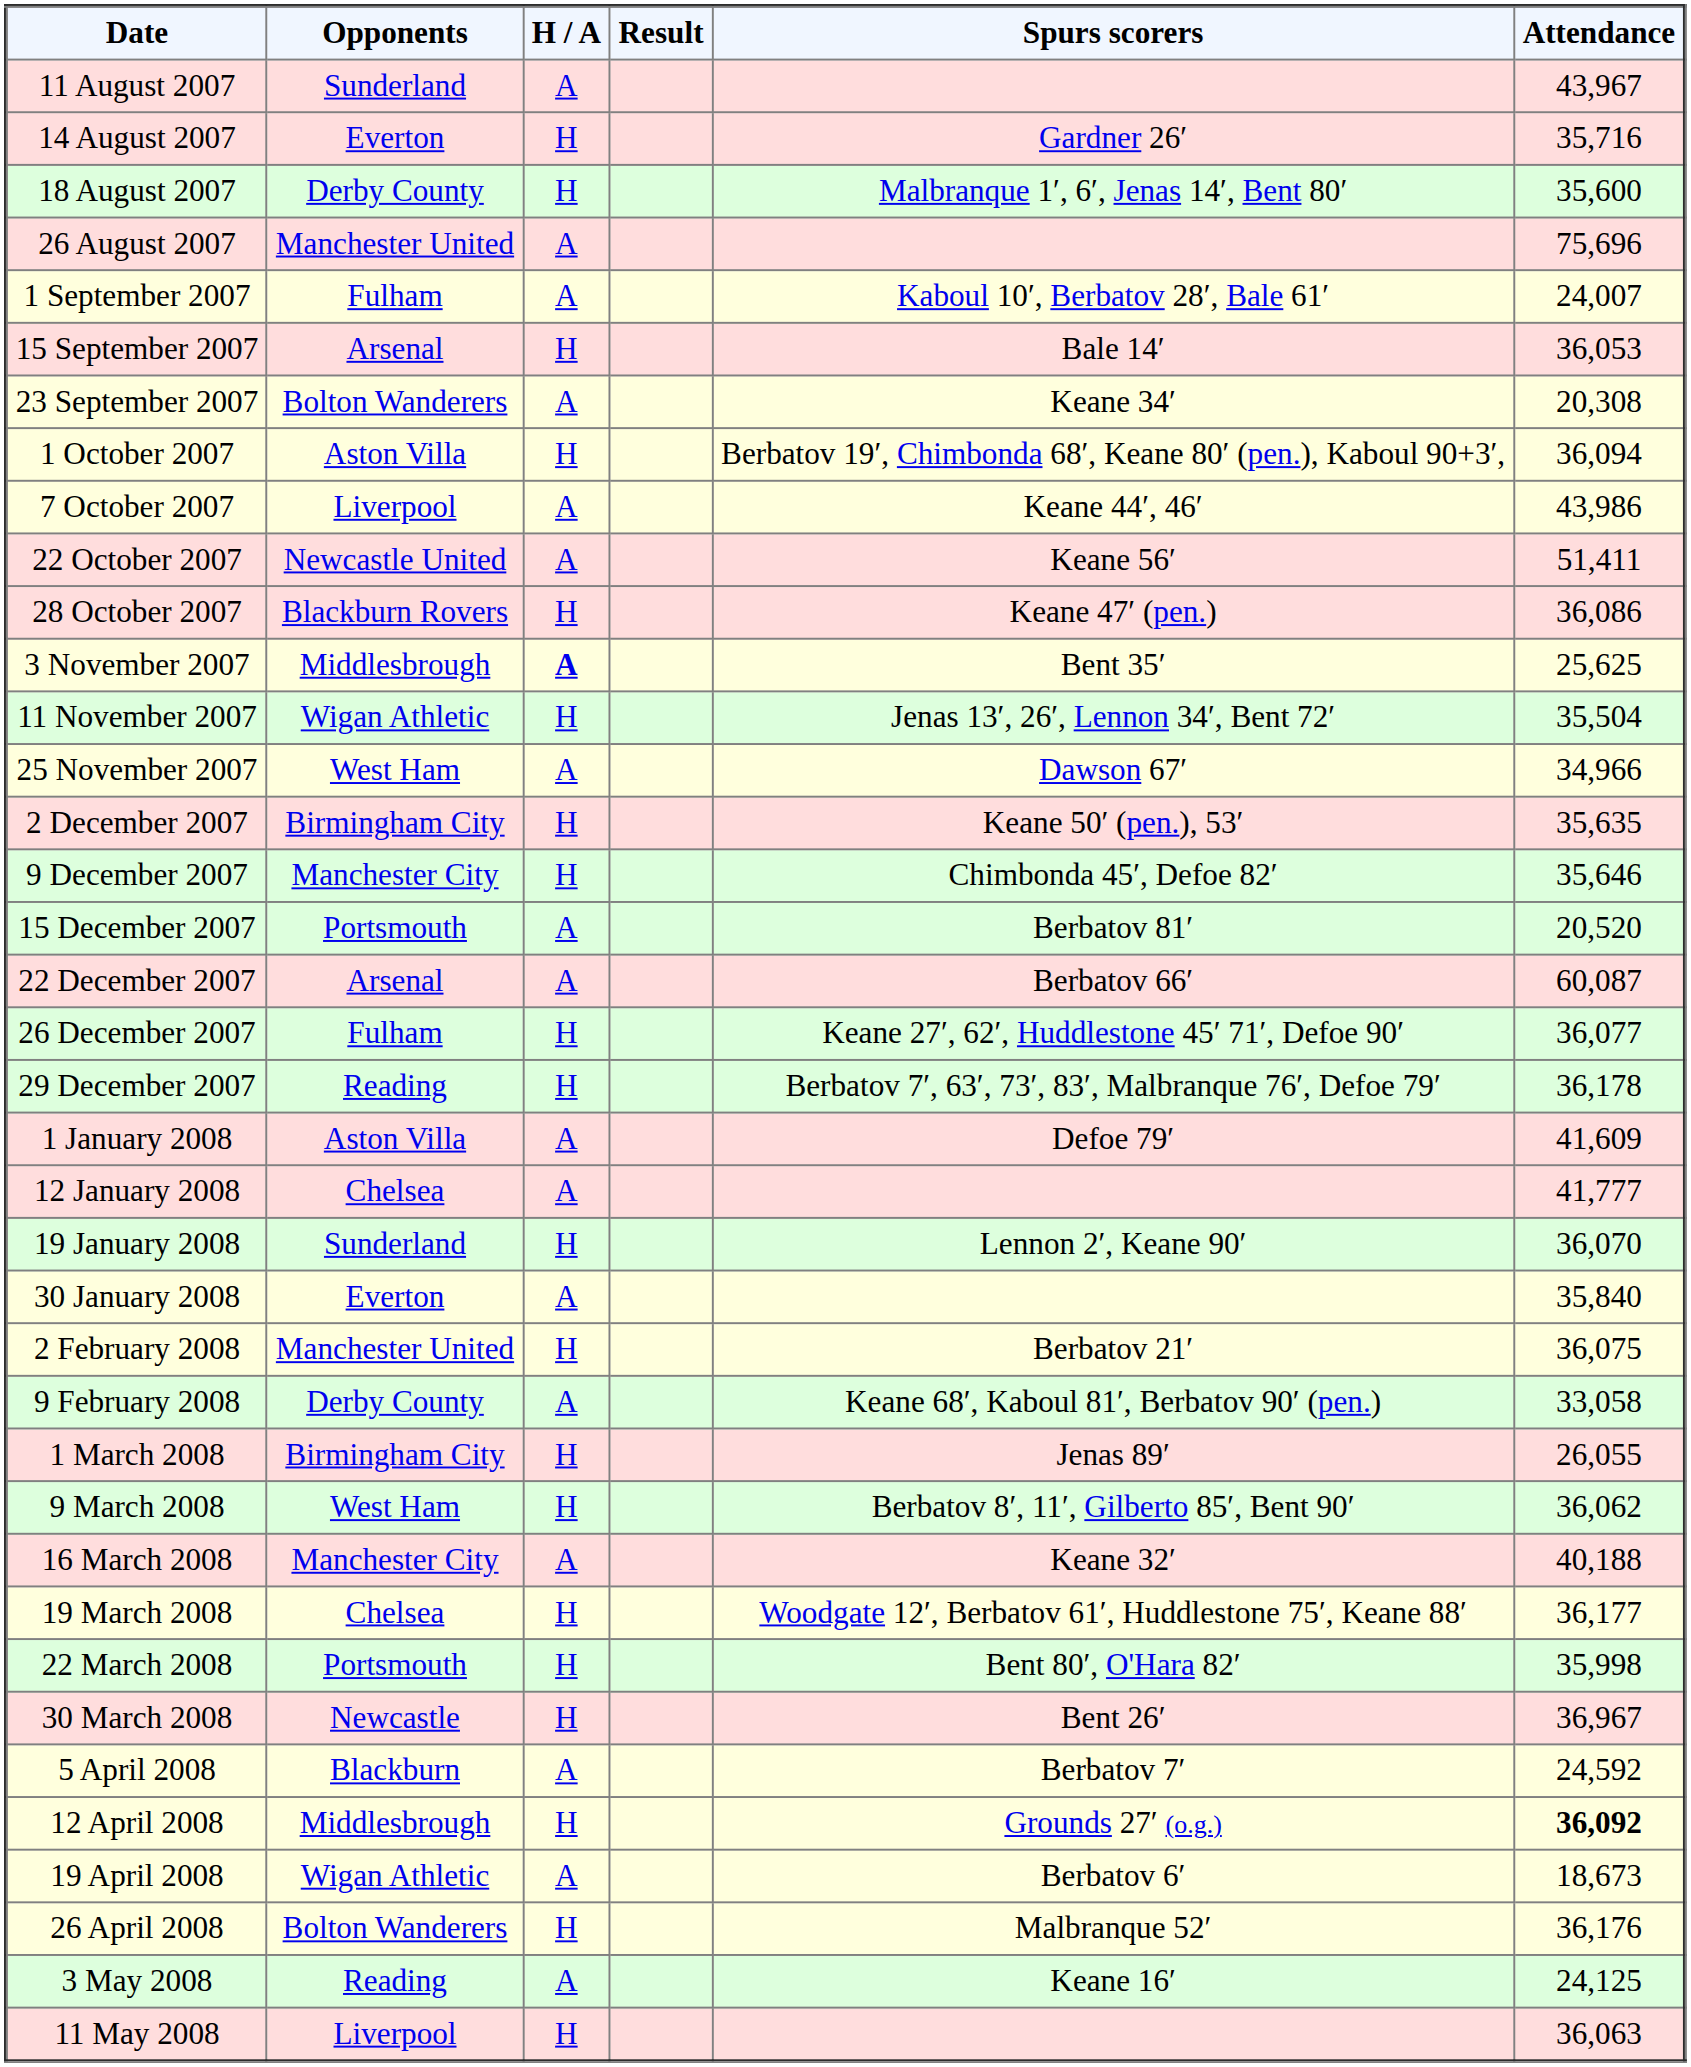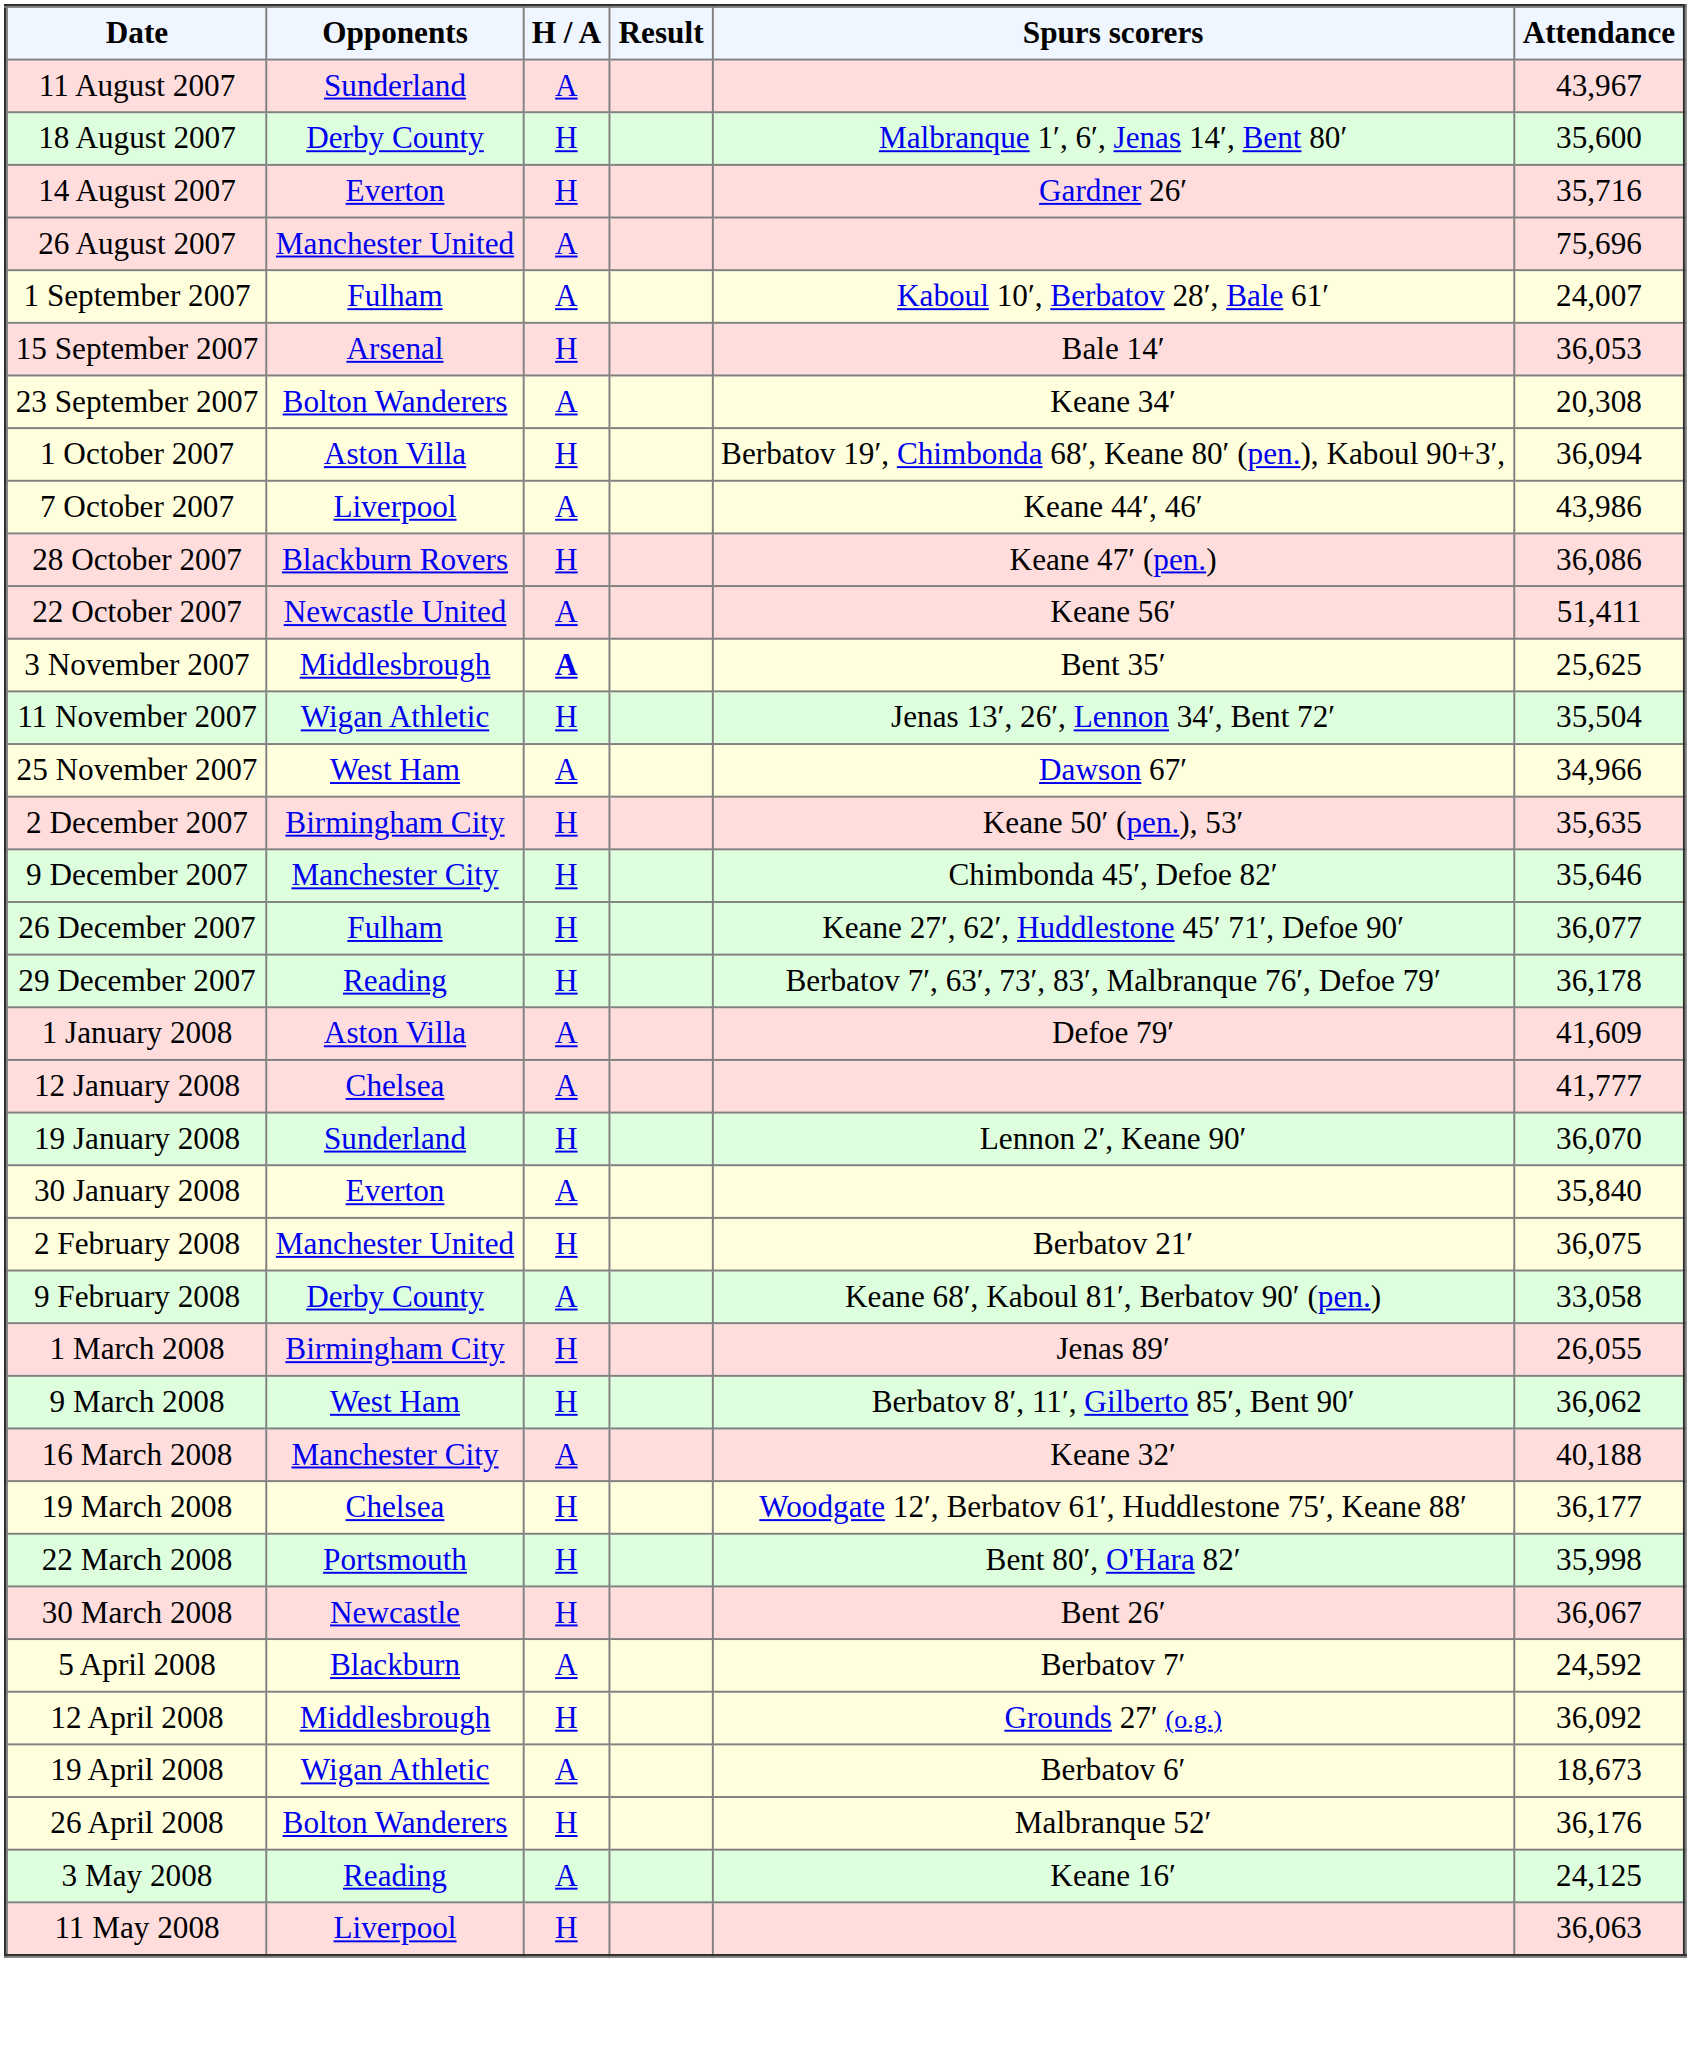rows swapped: (137, 138) <-> (137, 190)
rows swapped: (137, 559) <-> (137, 611)
- row: (137, 927)
- row: (137, 980)
(1599, 1717) 36,967 -> (1599, 1612) 36,067
(1599, 1822) bold -> (1599, 1717) normal
